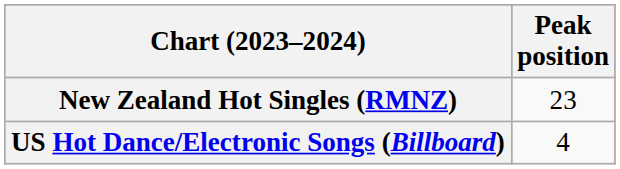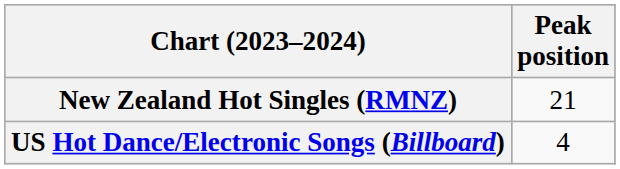(563, 99) 23 -> (563, 99) 21
